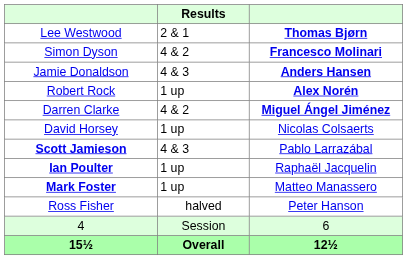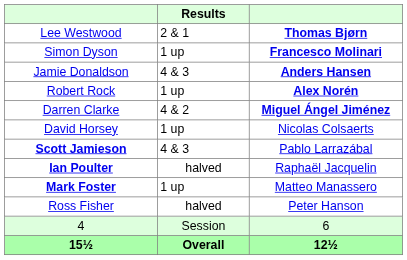(175, 52) 4 & 2 -> (172, 52) 1 up
(172, 168) 1 up -> (203, 168) halved
